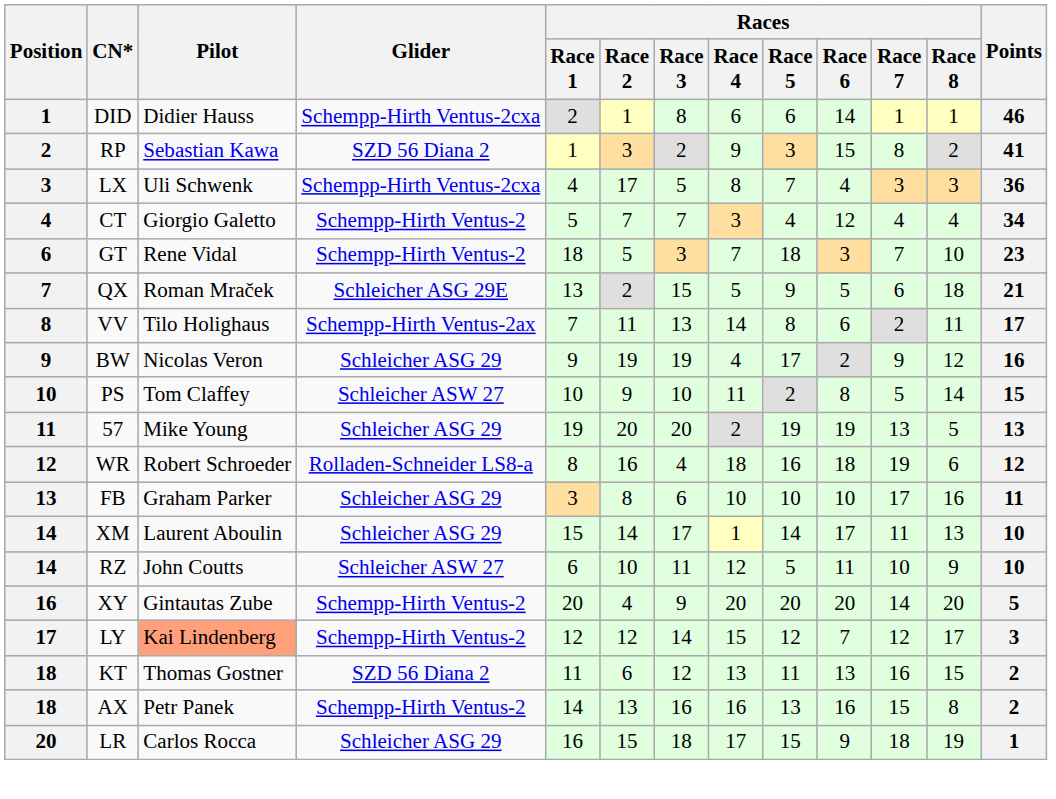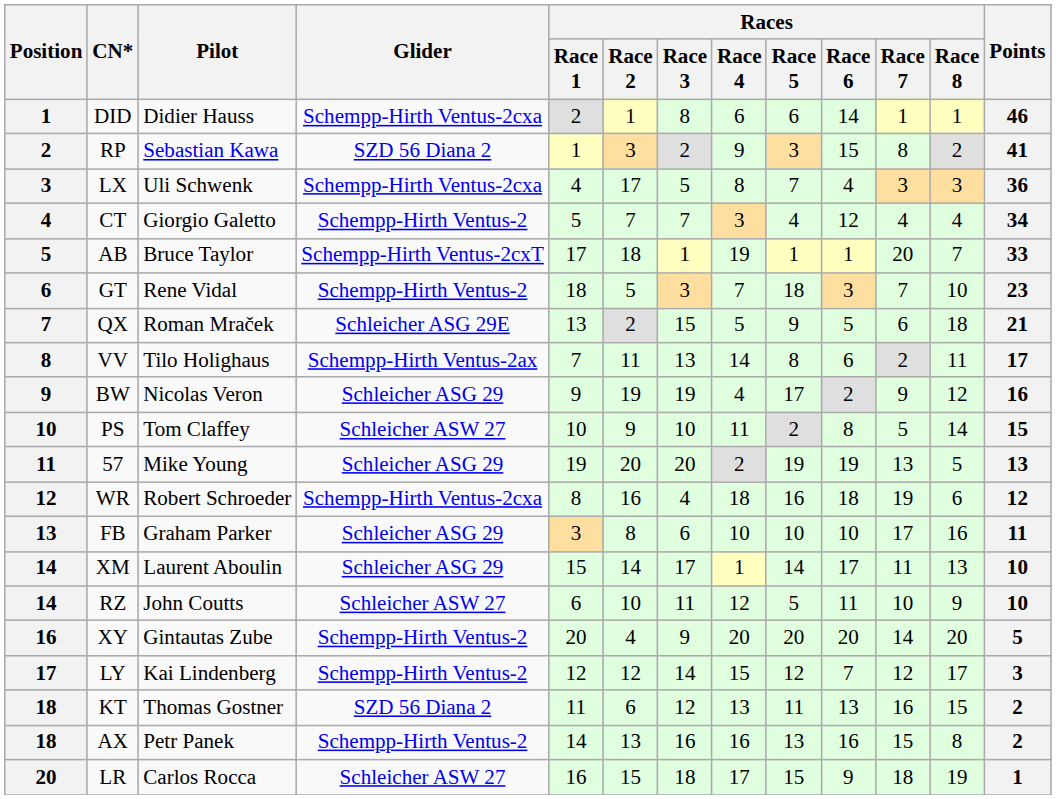+ row: (113, 254)
(421, 463) Rolladen-Schneider LS8-a -> (423, 498) Schempp-Hirth Ventus-2cxa
(210, 637) lightsalmon background -> (210, 672) no background
(421, 741) Schleicher ASG 29 -> (423, 776) Schleicher ASW 27
